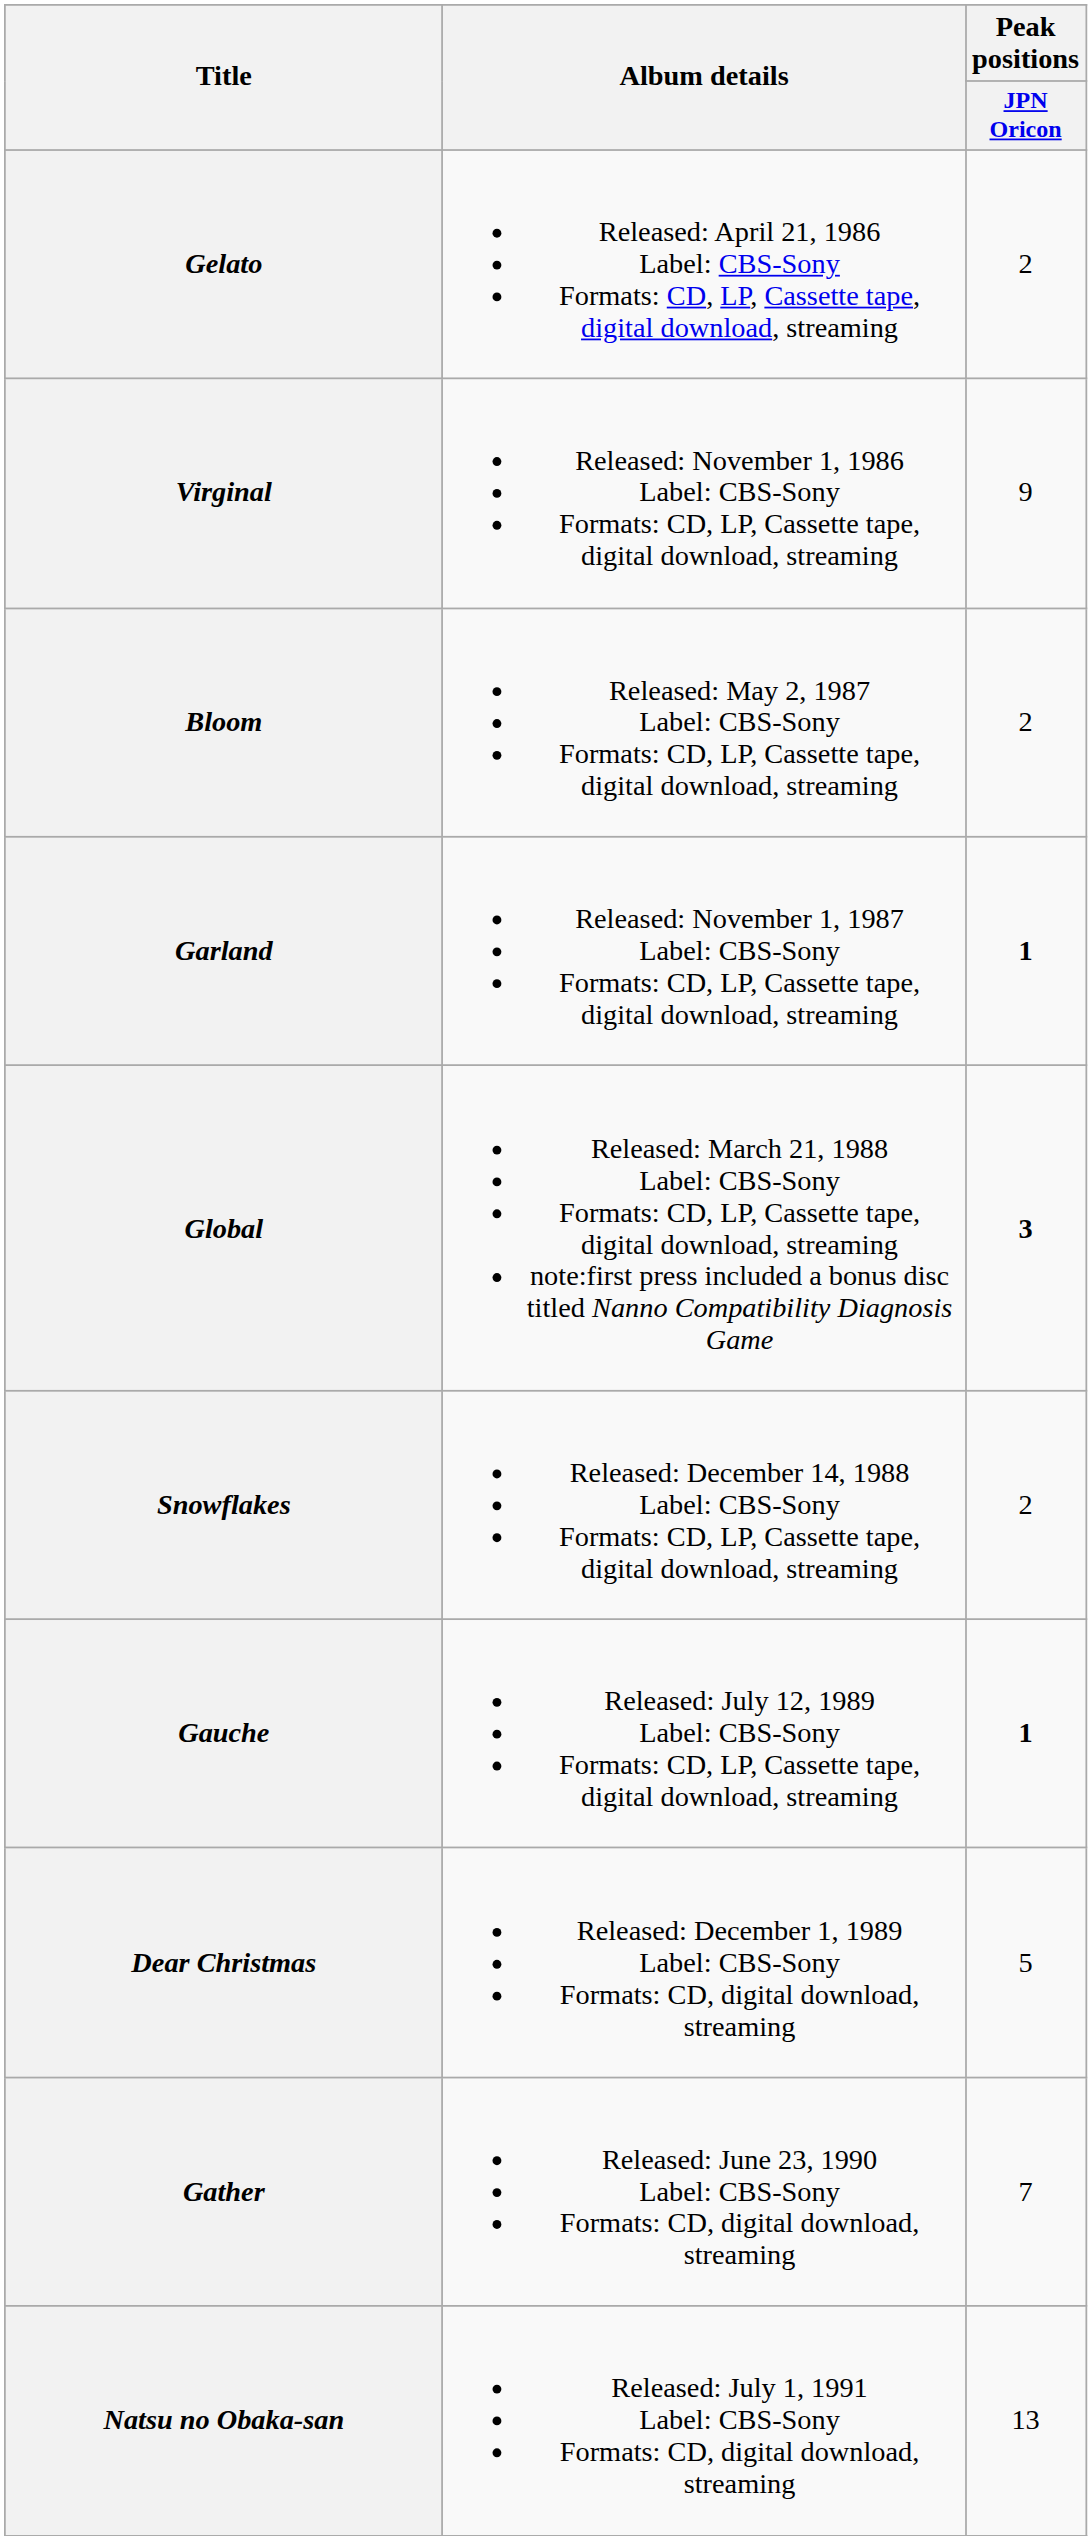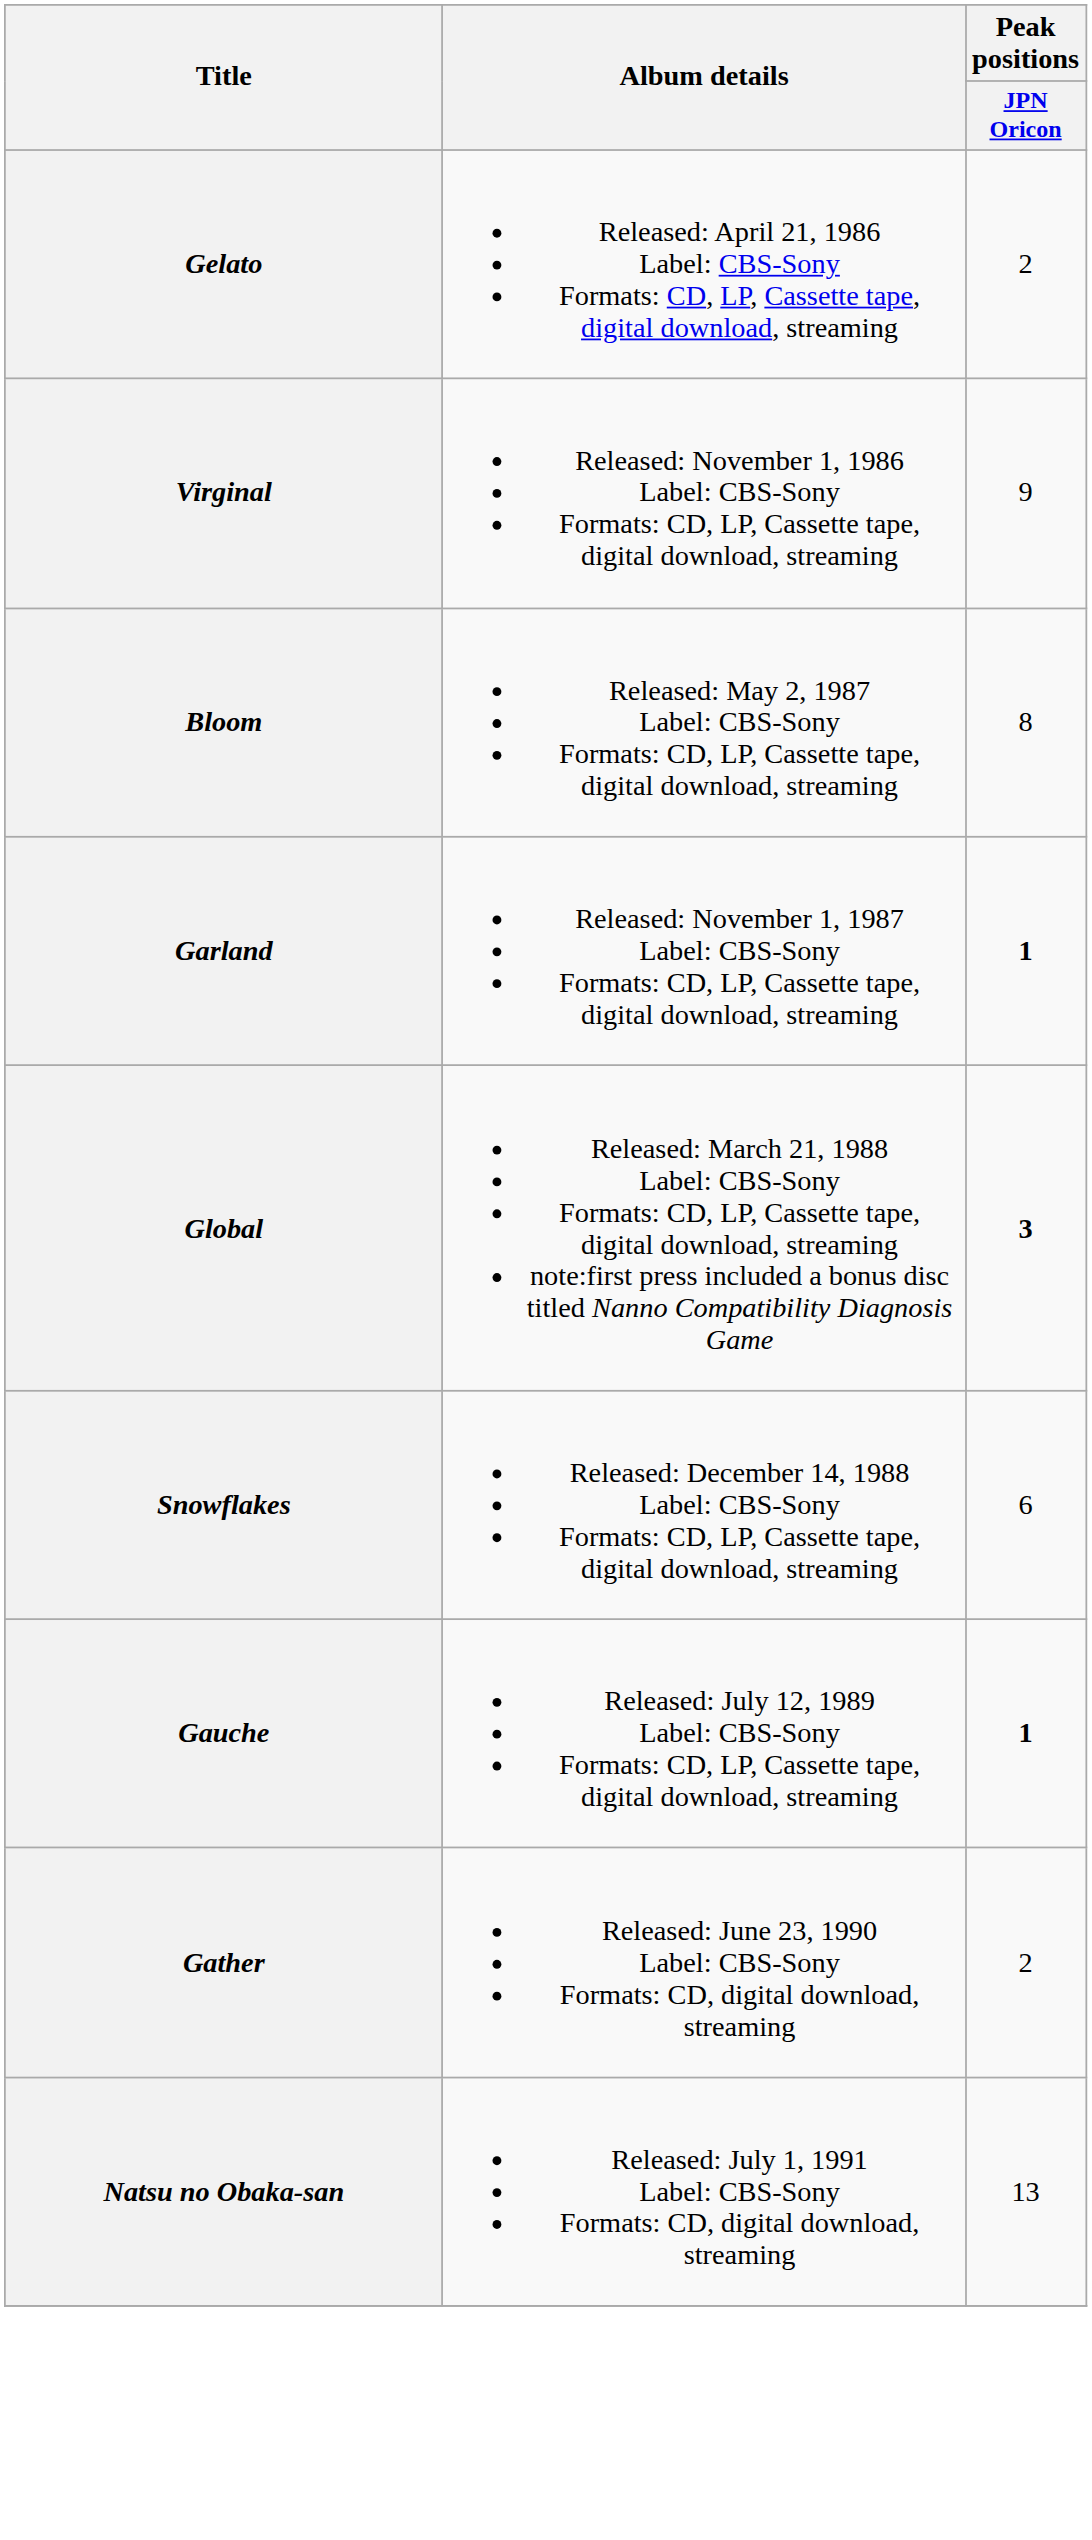(1026, 721) 2 -> (1026, 721) 8
(1026, 1504) 2 -> (1026, 1504) 6
- row: (224, 1962)
(1026, 2191) 7 -> (1026, 1962) 2
